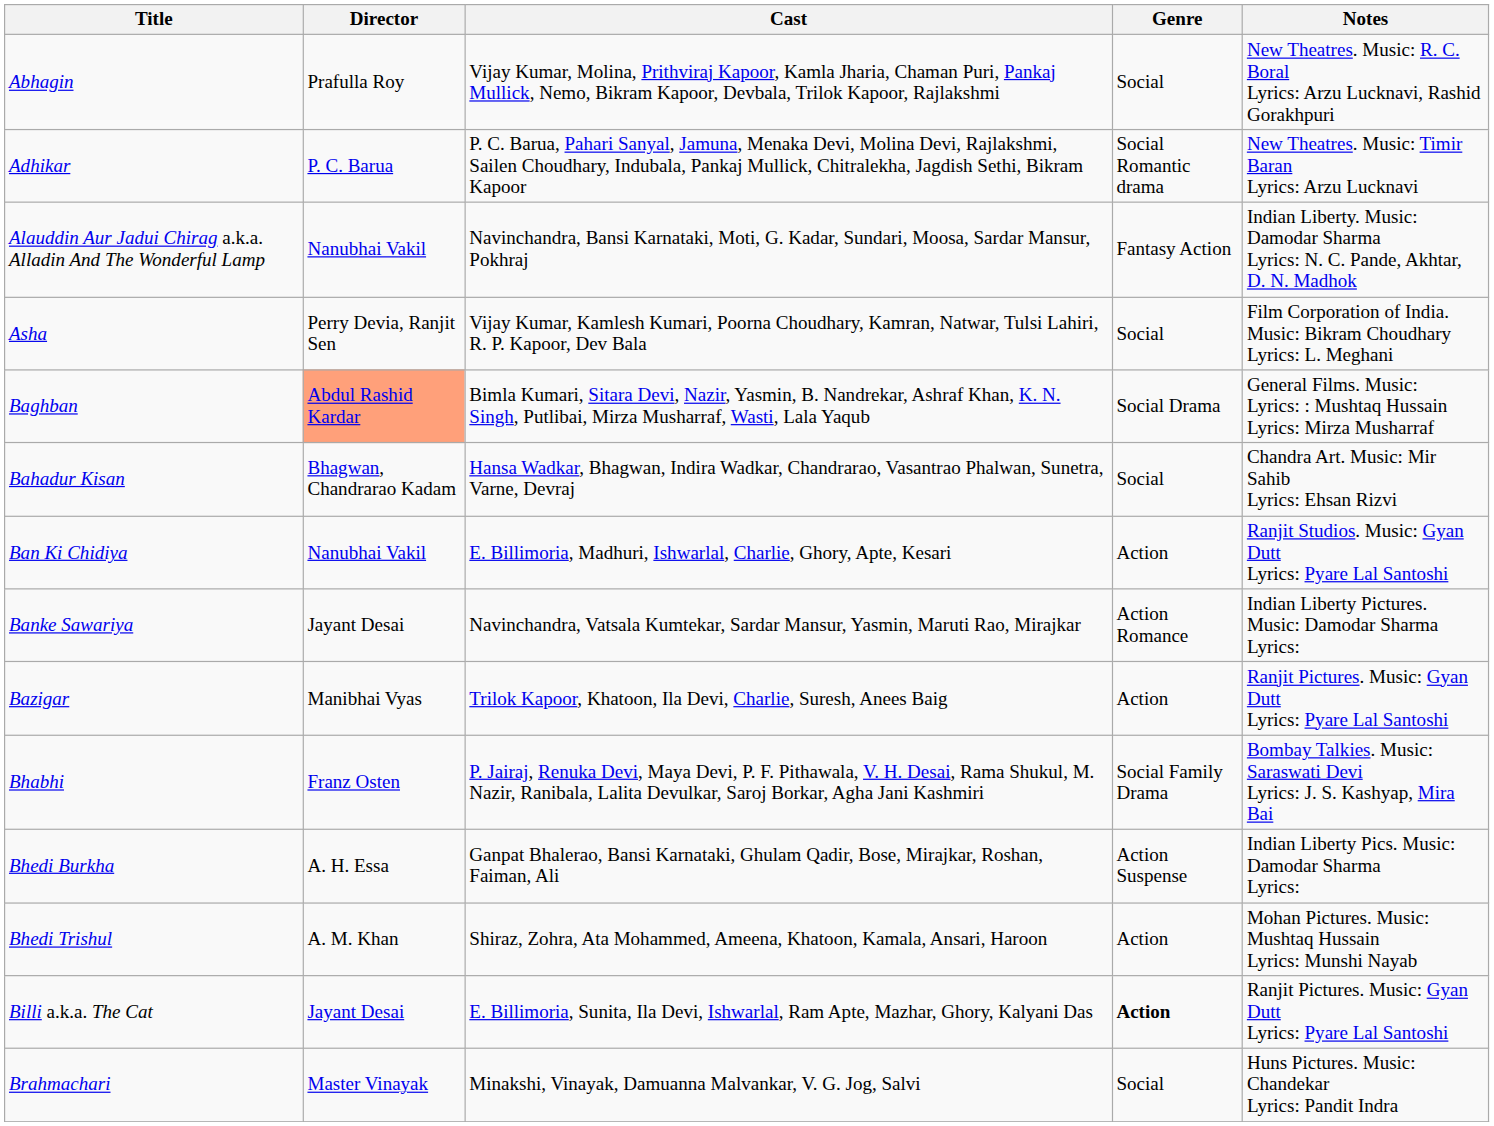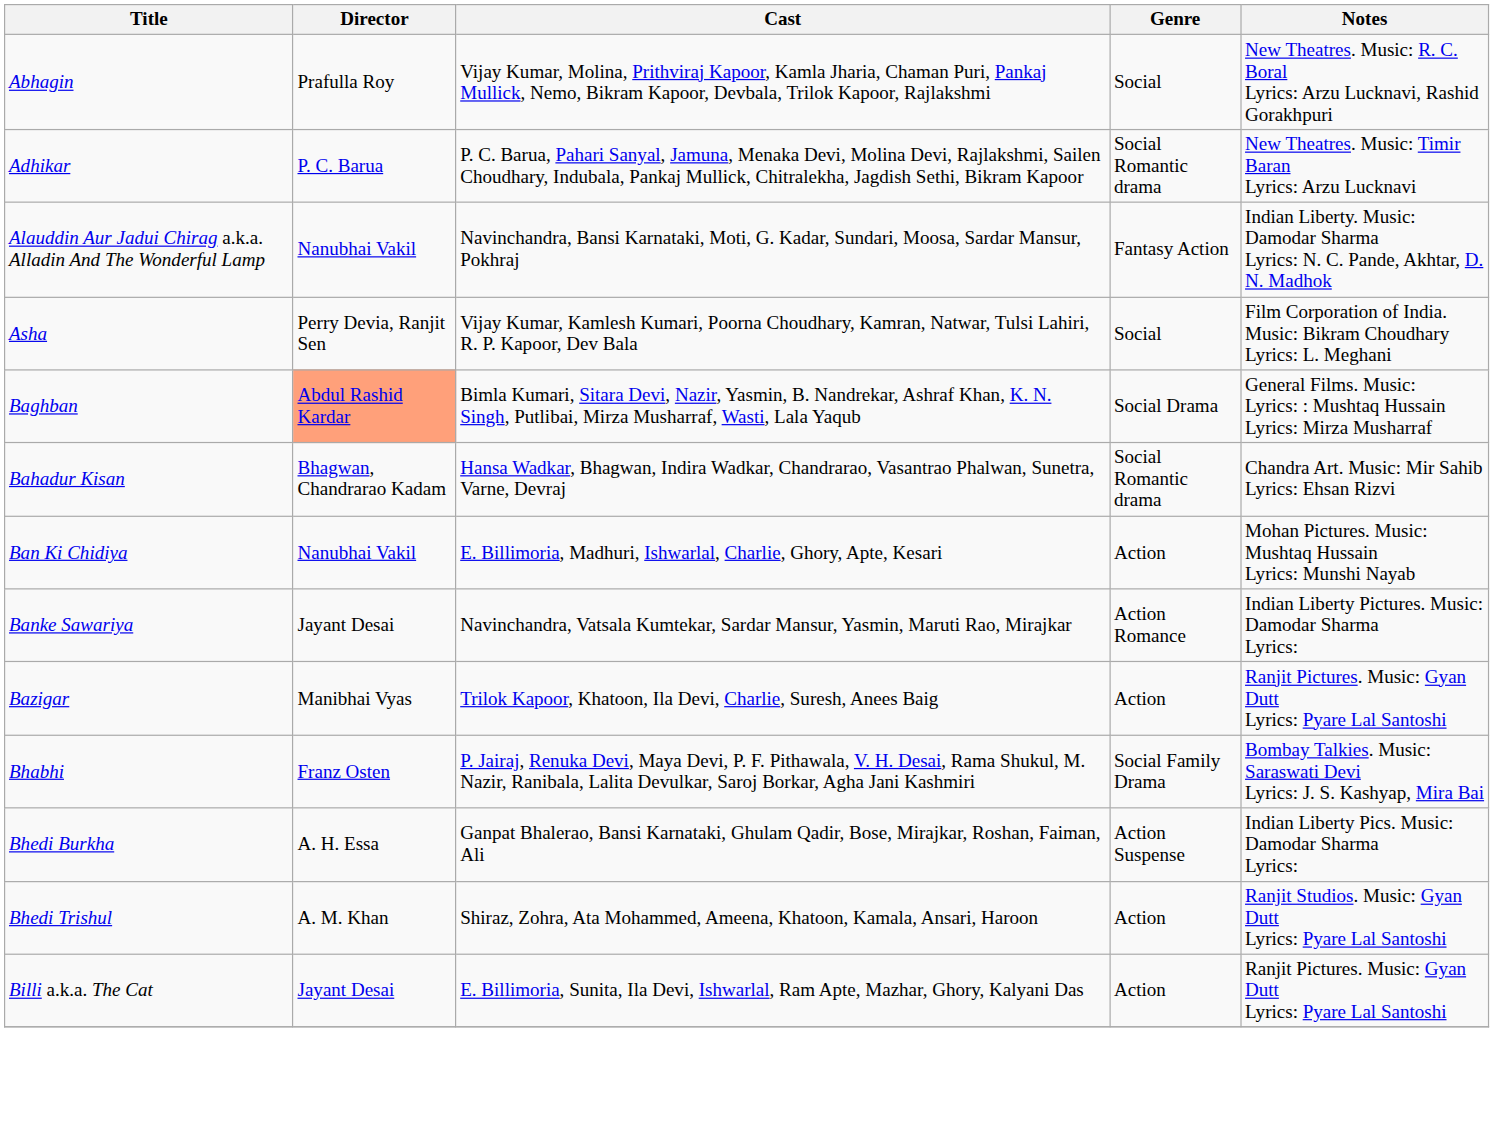(1140, 479) Social -> (1151, 479) Social Romantic drama
(1355, 552) Ranjit Studios. Music: Gyan Dutt Lyrics: Pyare Lal Santoshi -> (1336, 552) Mohan Pictures. Music: Mushtaq Hussain Lyrics: Munshi Nayab
(1338, 938) Mohan Pictures. Music: Mushtaq Hussain Lyrics: Munshi Nayab -> (1353, 917) Ranjit Studios. Music: Gyan Dutt Lyrics: Pyare Lal Santoshi
(1143, 1011) bold -> (1140, 990) normal
- row: (60, 1084)
